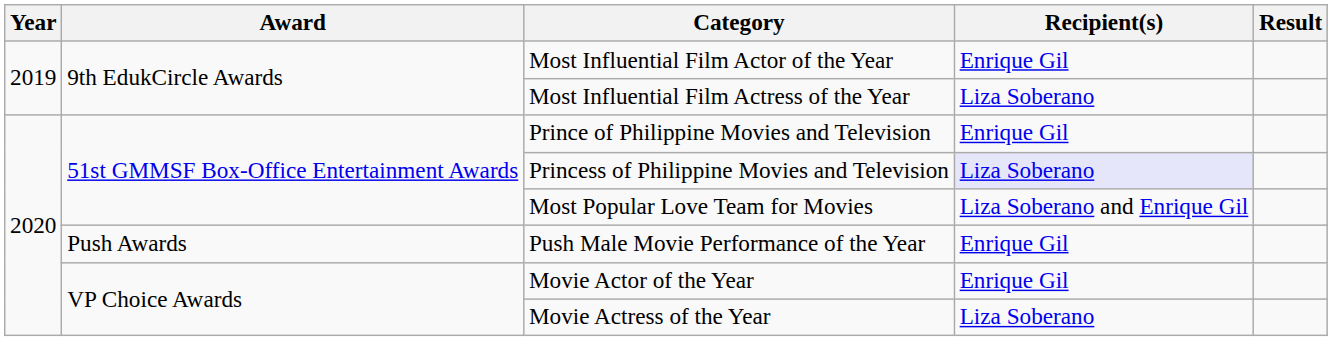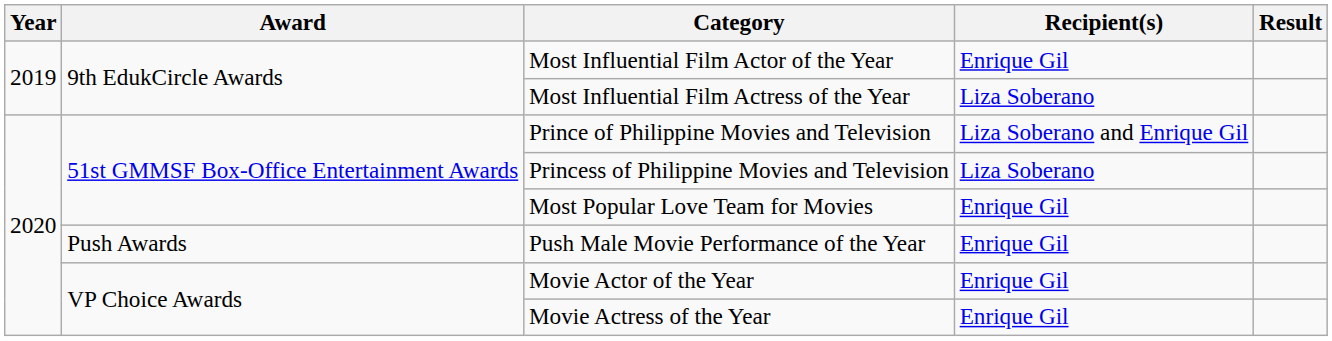(1014, 133) Enrique Gil -> (1104, 133) Liza Soberano and Enrique Gil
(1027, 170) lavender background -> (1027, 170) no background
(1104, 206) Liza Soberano and Enrique Gil -> (1014, 206) Enrique Gil
(1027, 317) Liza Soberano -> (1014, 317) Enrique Gil
